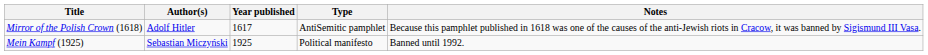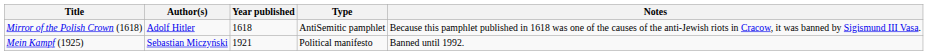(242, 27) 1617 -> (242, 27) 1618
(242, 43) 1925 -> (242, 43) 1921
